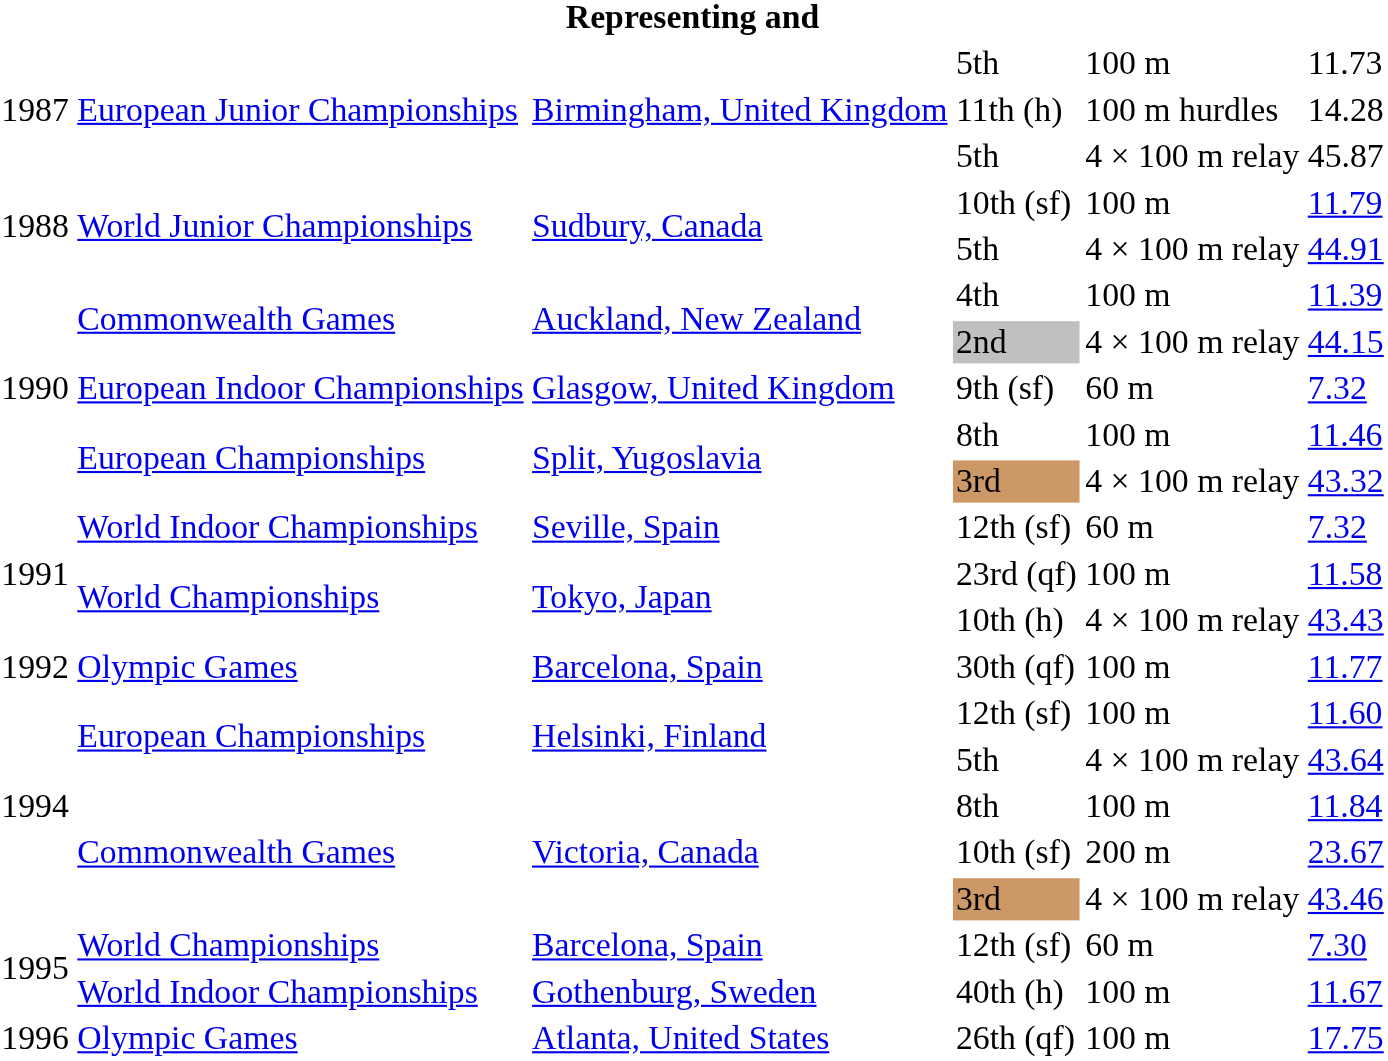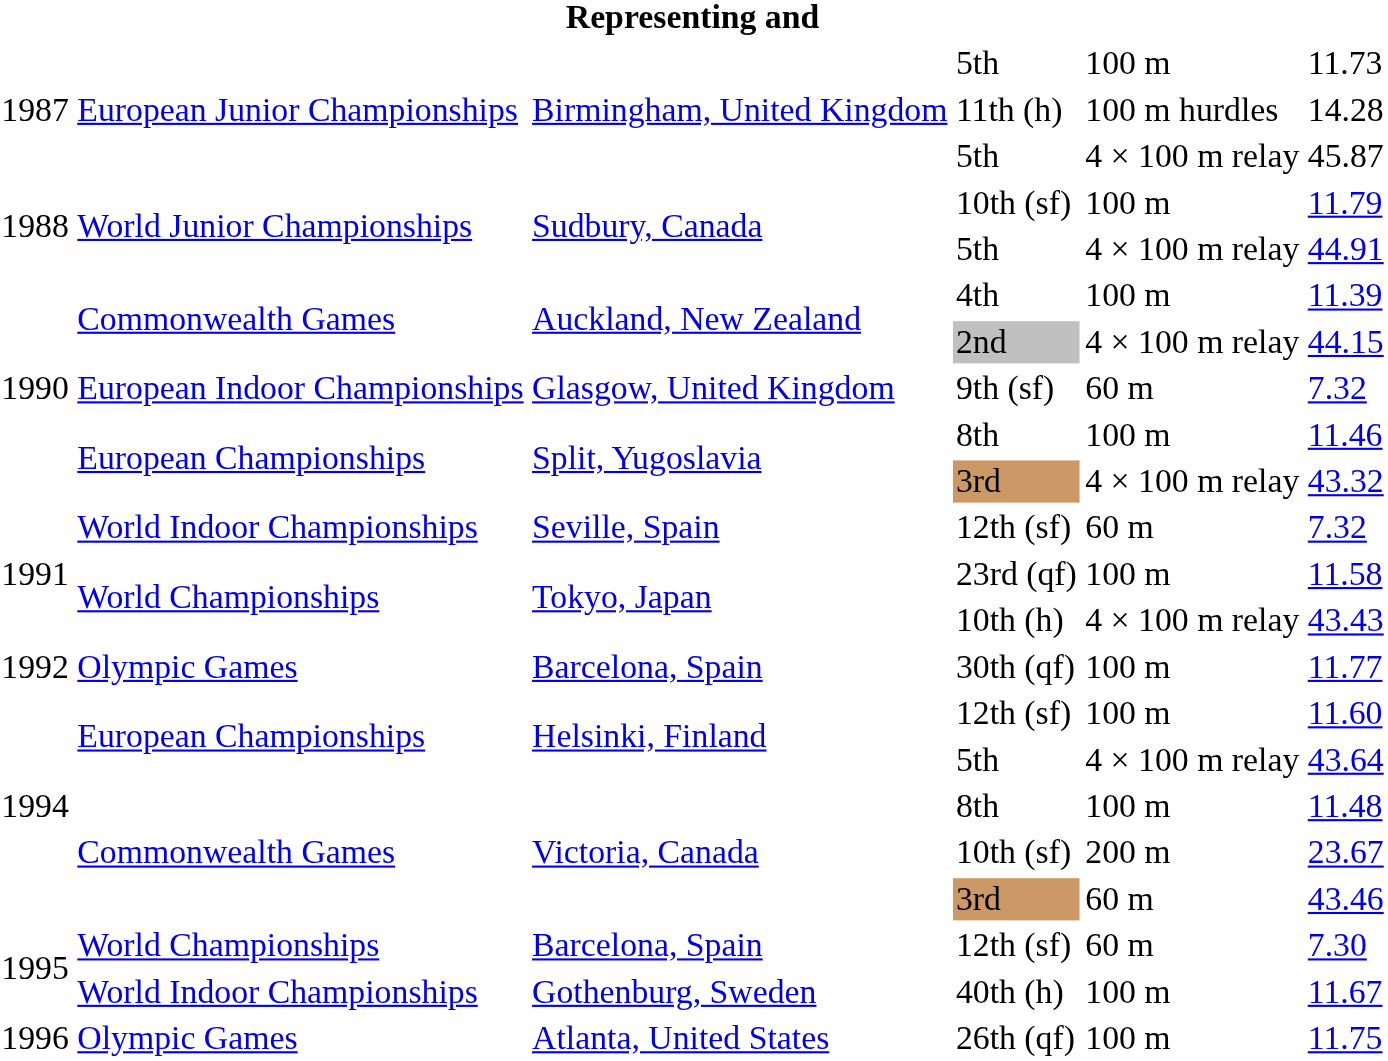(1345, 805) 11.84 -> (1345, 805) 11.48
(1192, 898) 4 × 100 m relay -> (1120, 898) 60 m
(1346, 1038) 17.75 -> (1345, 1038) 11.75
